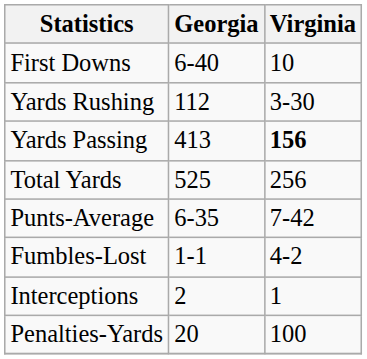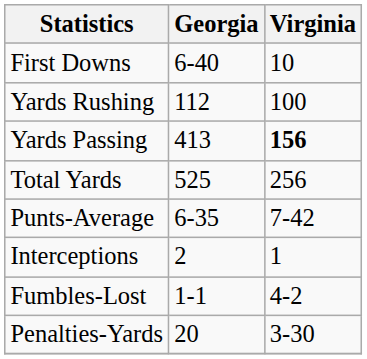(292, 101) 3-30 -> (288, 101) 100
rows swapped: (78, 256) <-> (74, 295)
(288, 334) 100 -> (292, 334) 3-30
